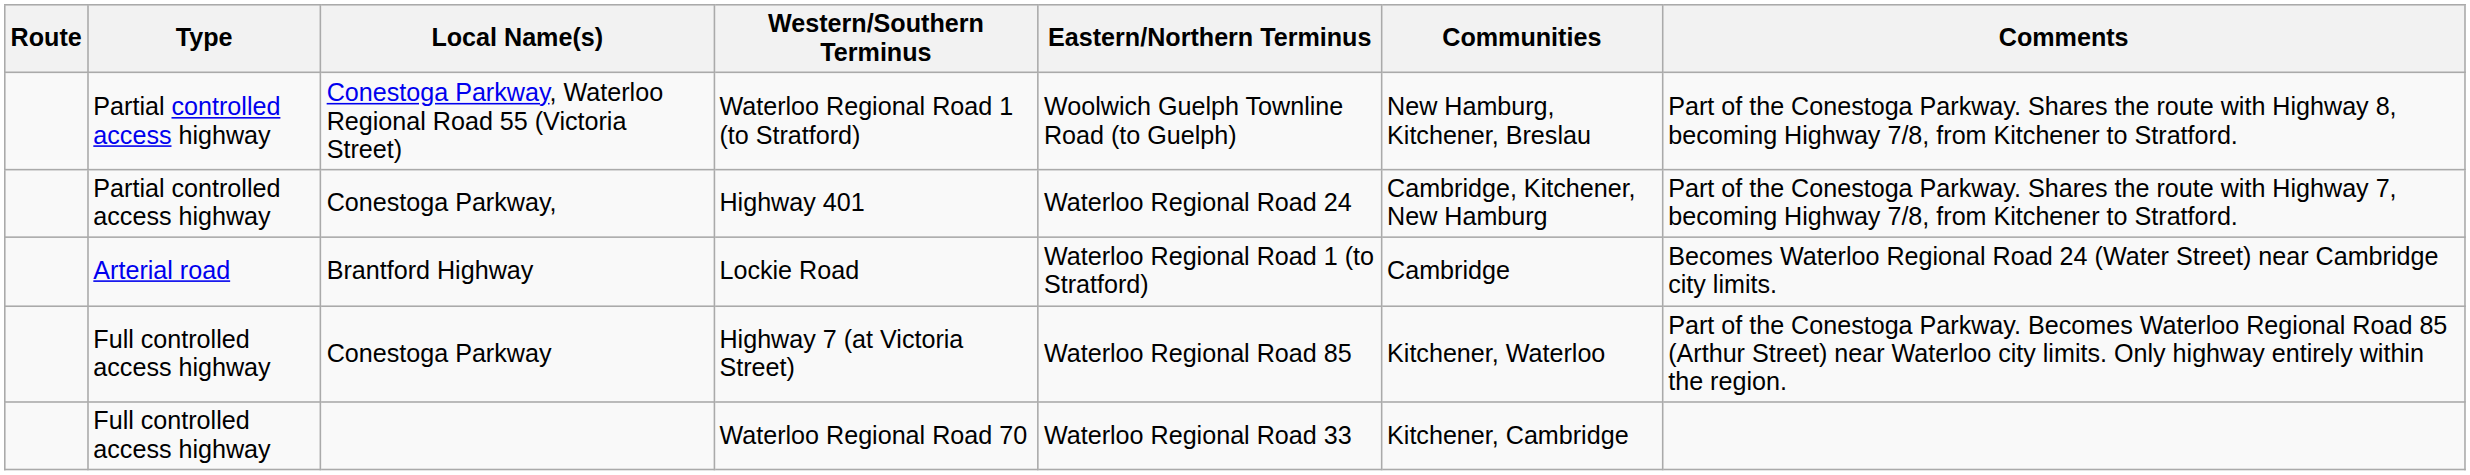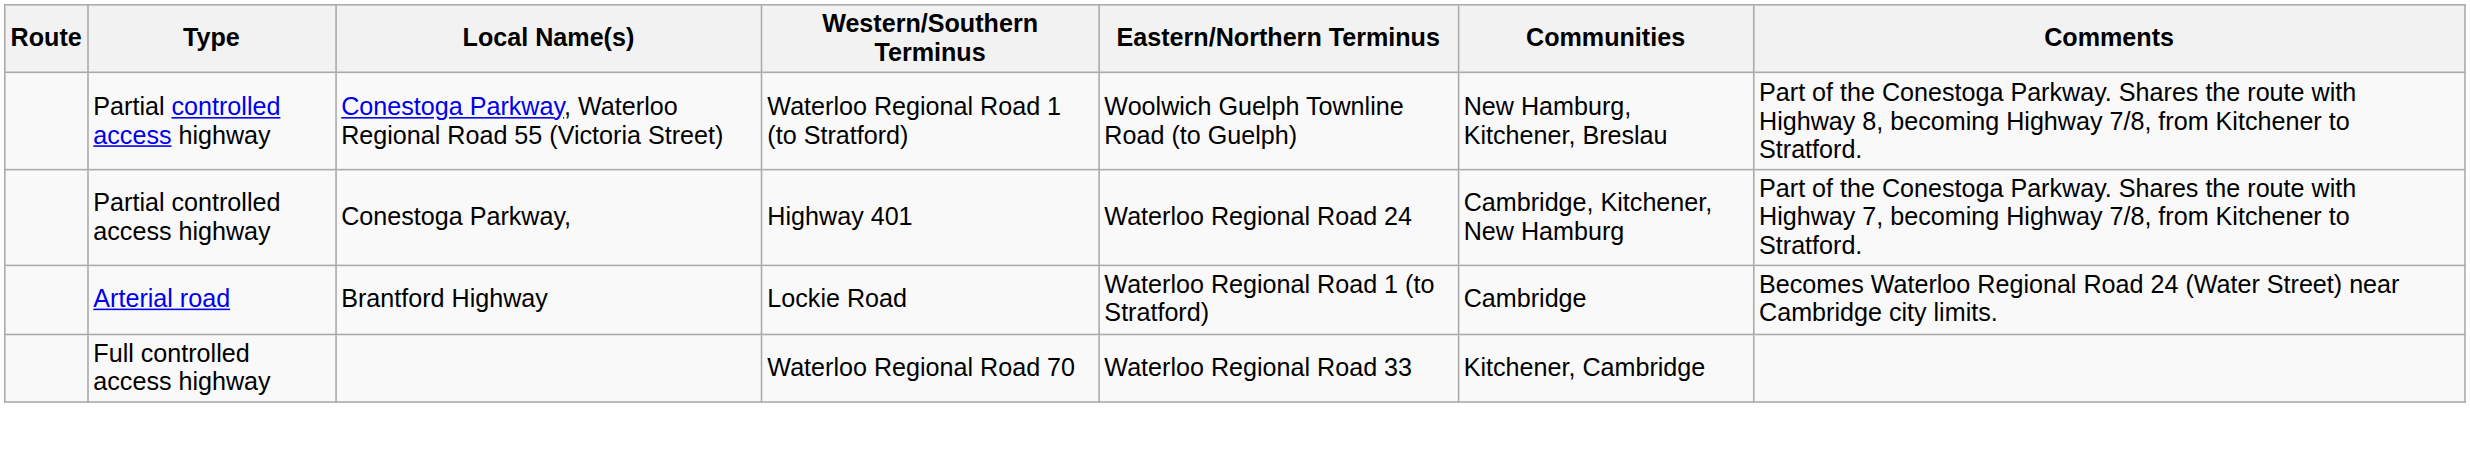- row: (439, 353)
